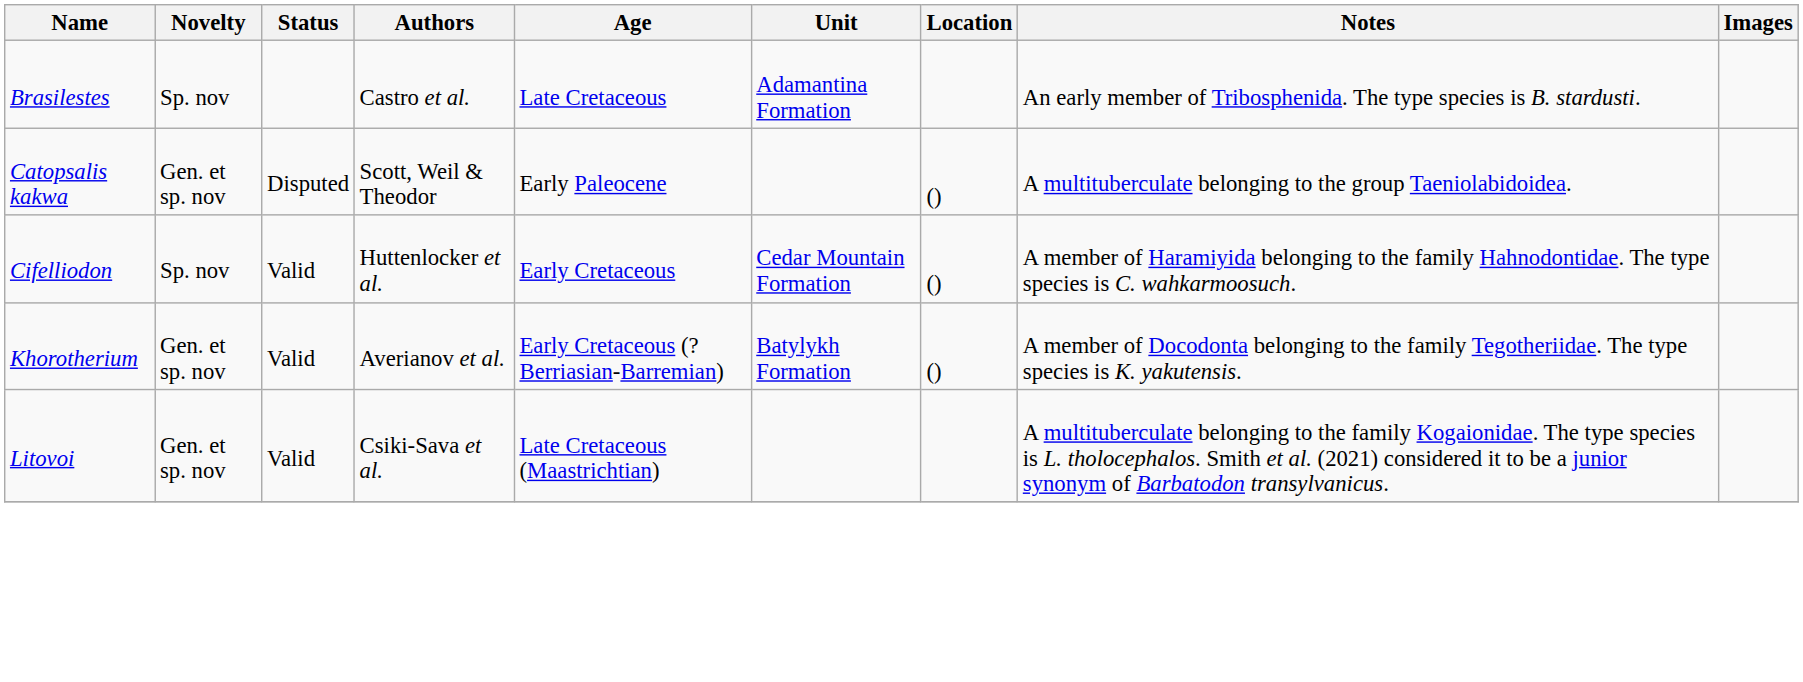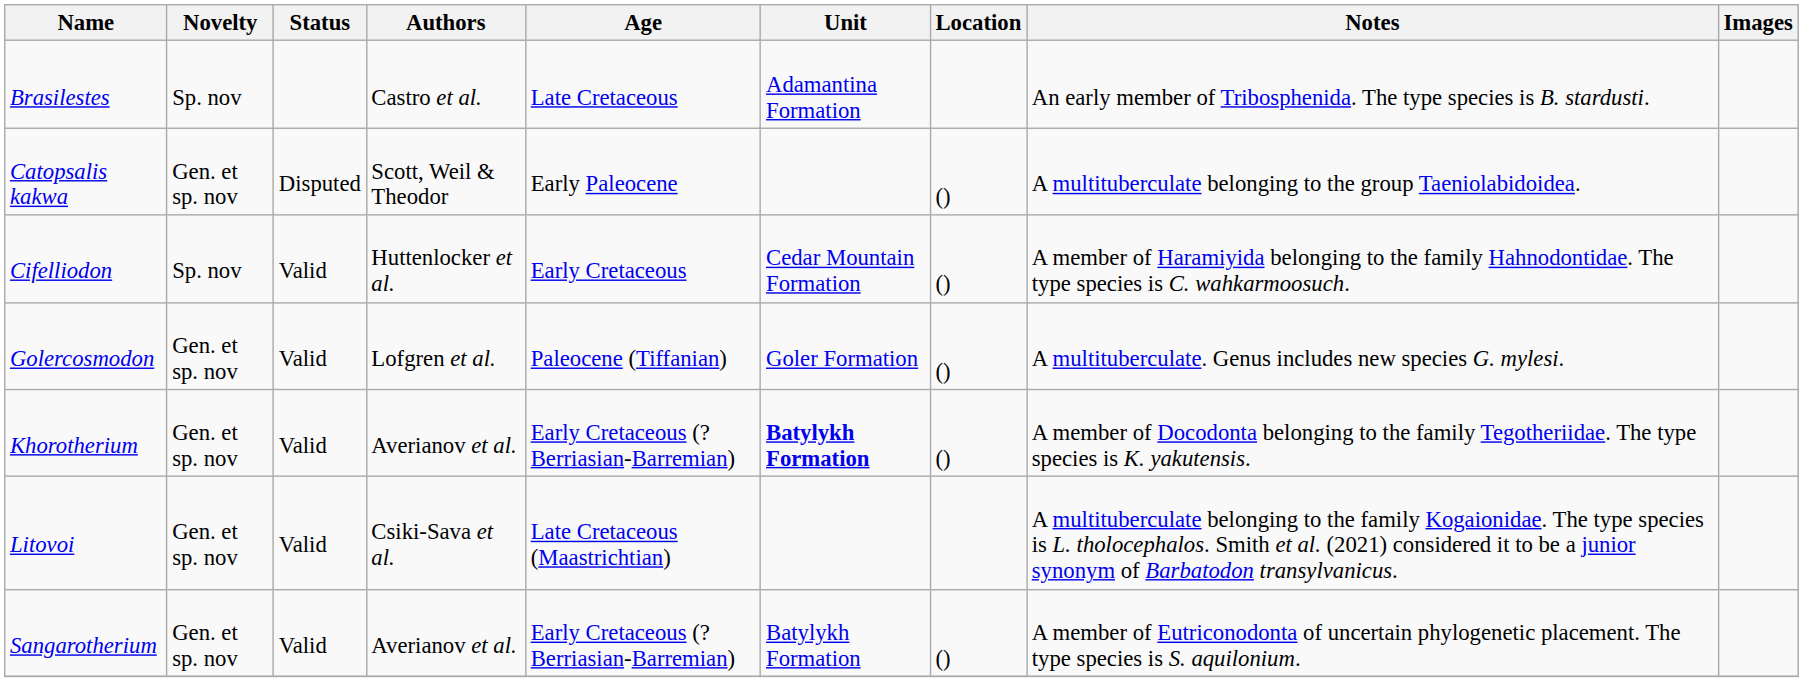+ row: (82, 358)
(804, 358) normal -> (818, 445) bold
+ row: (83, 645)
